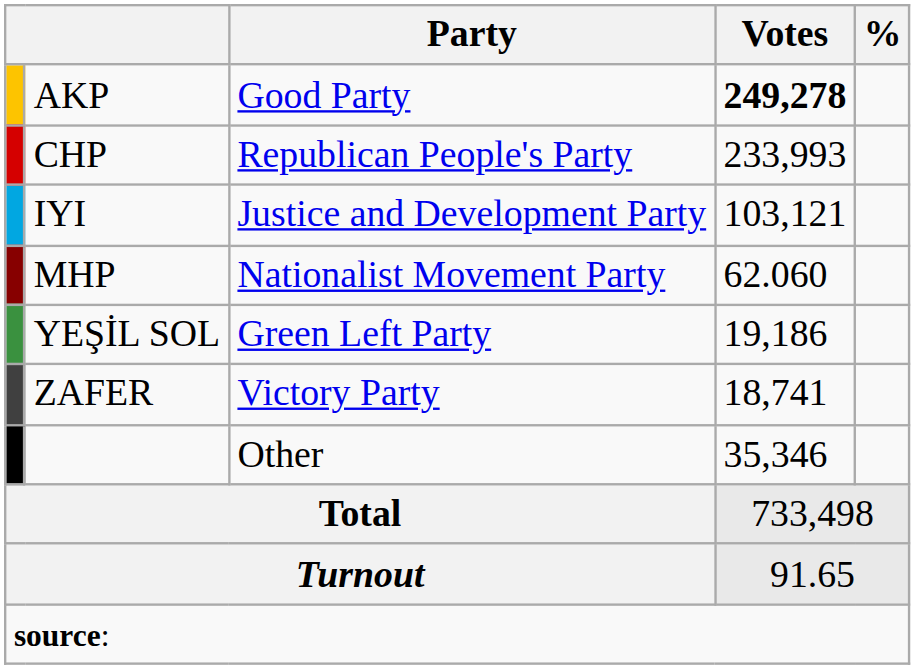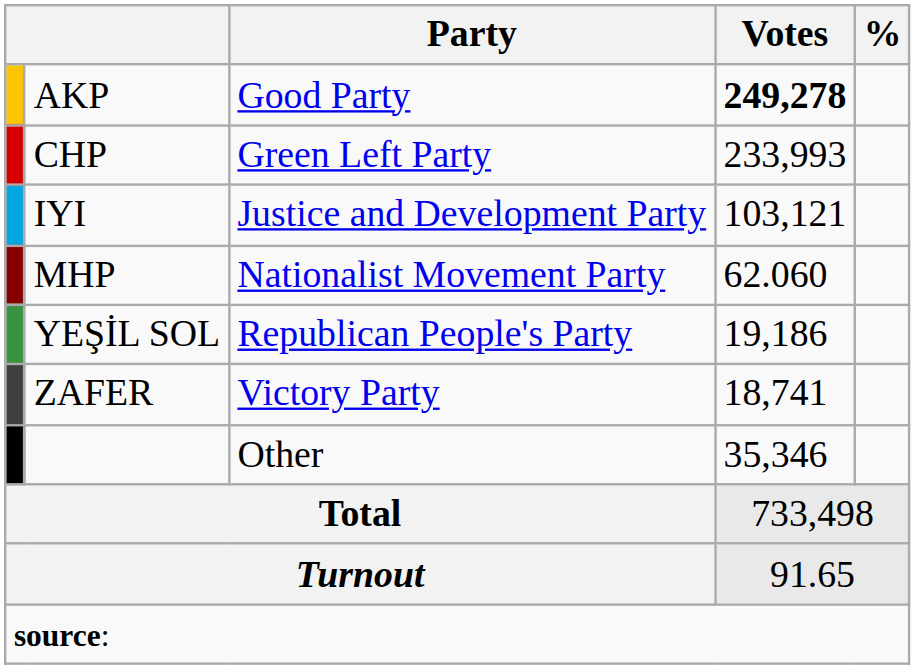(435, 154) Republican People's Party -> (364, 154) Green Left Party
(364, 333) Green Left Party -> (435, 333) Republican People's Party
